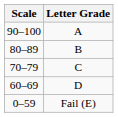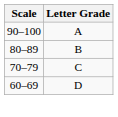- row: (24, 103)
